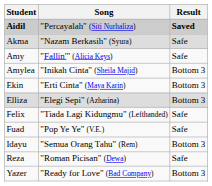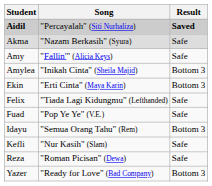- row: (17, 100)
+ row: (16, 144)
